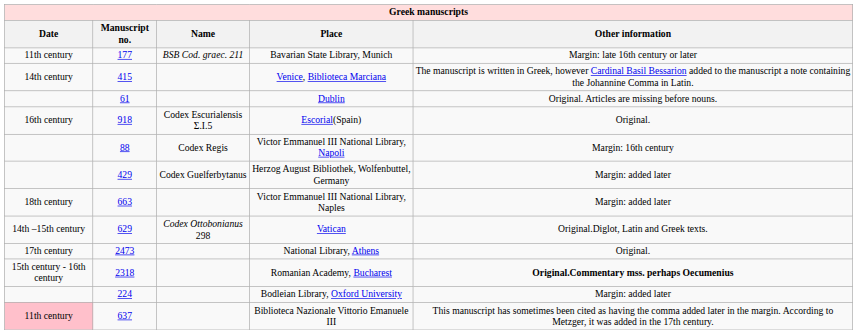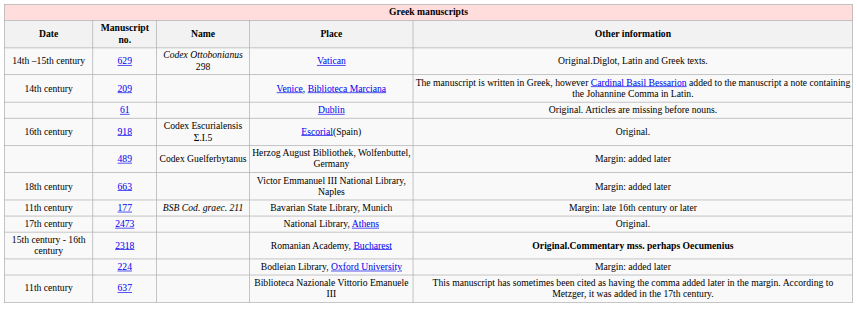rows swapped: (331, 230) <-> (331, 56)
(125, 77) 415 -> (125, 89) 209
- row: (331, 148)
(125, 175) 429 -> (125, 159) 489
(49, 316) pink background -> (49, 289) no background
